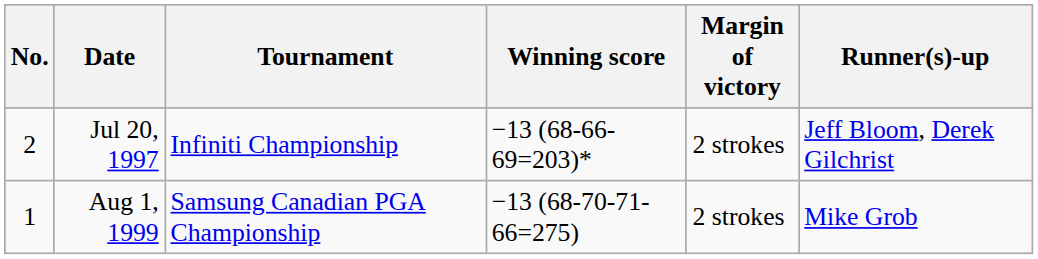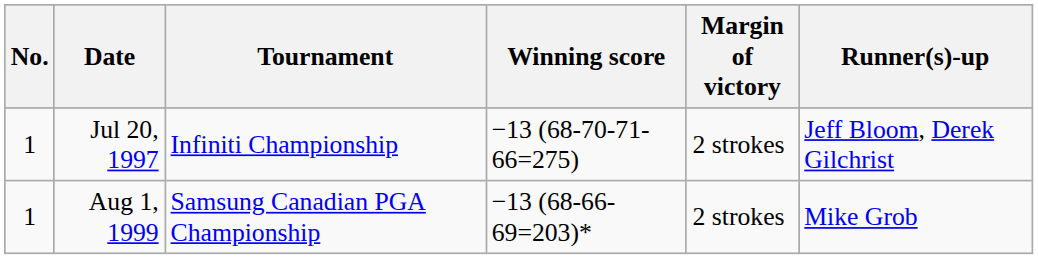(30, 144) 2 -> (30, 144) 1
(554, 144) −13 (68-66-69=203)* -> (571, 144) −13 (68-70-71-66=275)
(571, 217) −13 (68-70-71-66=275) -> (554, 217) −13 (68-66-69=203)*
